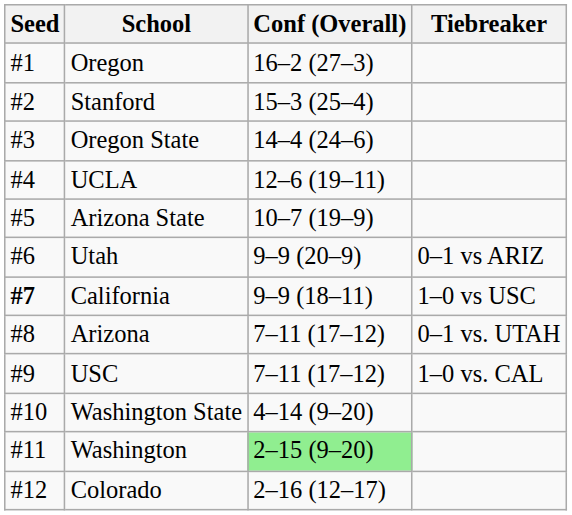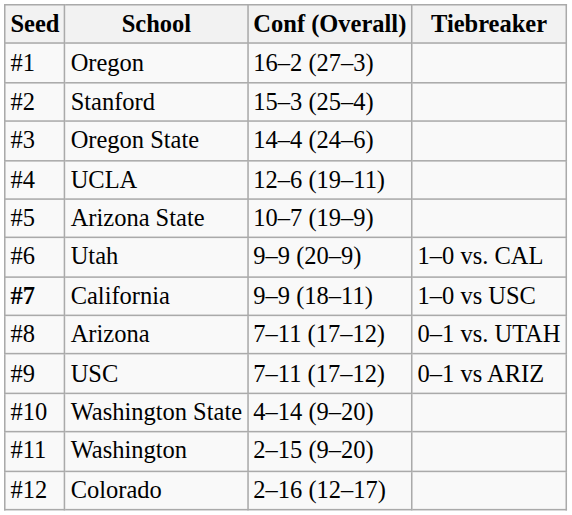(481, 256) 0–1 vs ARIZ -> (481, 256) 1–0 vs. CAL
(481, 373) 1–0 vs. CAL -> (481, 373) 0–1 vs ARIZ
(314, 450) lightgreen background -> (314, 450) no background
